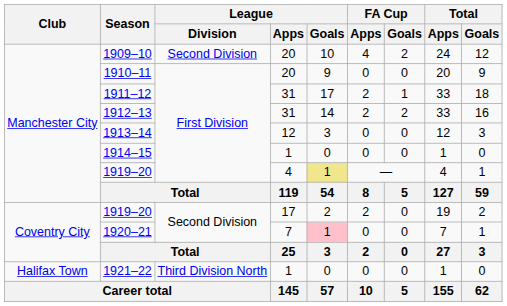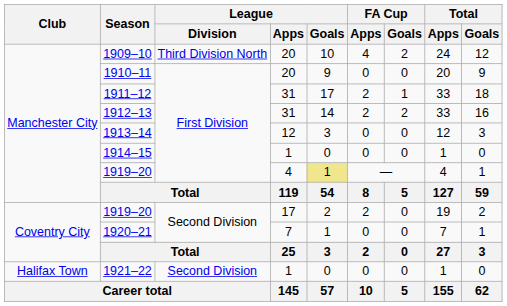(212, 53) Second Division -> (212, 53) Third Division North
(327, 232) pink background -> (327, 232) no background
(212, 271) Third Division North -> (212, 271) Second Division
